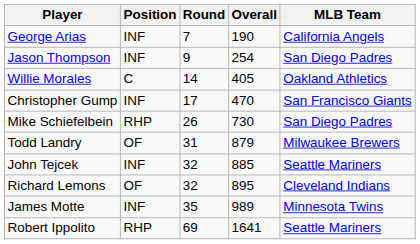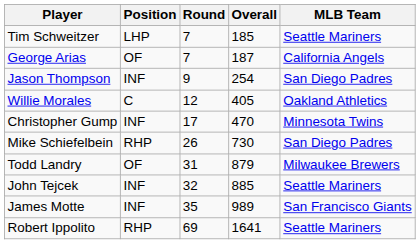+ row: (53, 36)
(134, 36) INF -> (133, 57) OF
(243, 36) 190 -> (243, 57) 187
(190, 79) 14 -> (190, 100) 12
(347, 100) San Francisco Giants -> (333, 121) Minnesota Twins
- row: (56, 185)
(333, 206) Minnesota Twins -> (347, 206) San Francisco Giants
